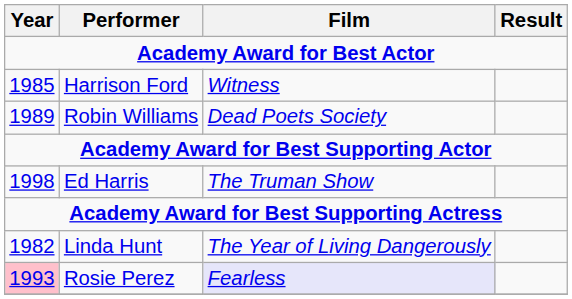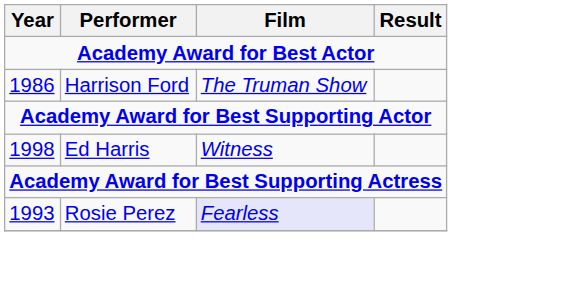(32, 85) 1985 -> (32, 85) 1986
(244, 85) Witness -> (284, 85) The Truman Show
- row: (131, 117)
(290, 181) The Truman Show -> (237, 149) Witness
- row: (113, 246)
(32, 278) pink background -> (32, 213) no background
